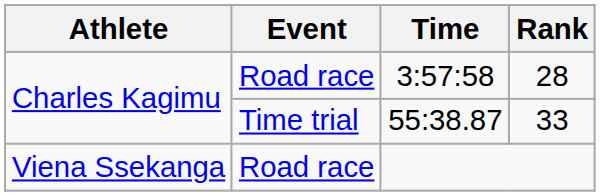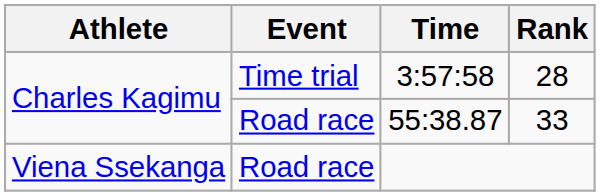(307, 75) Road race -> (299, 75) Time trial
(299, 121) Time trial -> (307, 121) Road race
